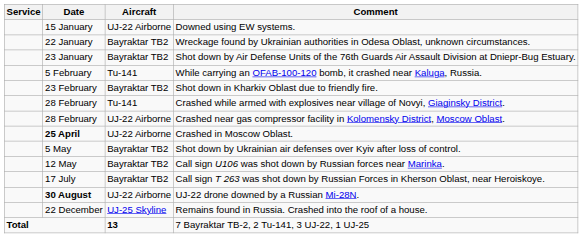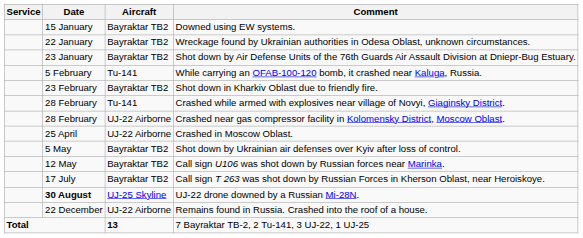(139, 27) UJ-22 Airborne -> (138, 27) Bayraktar TB2
(63, 133) bold -> (61, 133) normal
(139, 194) UJ-22 Airborne -> (137, 194) UJ-25 Skyline
(137, 210) UJ-25 Skyline -> (139, 210) UJ-22 Airborne
